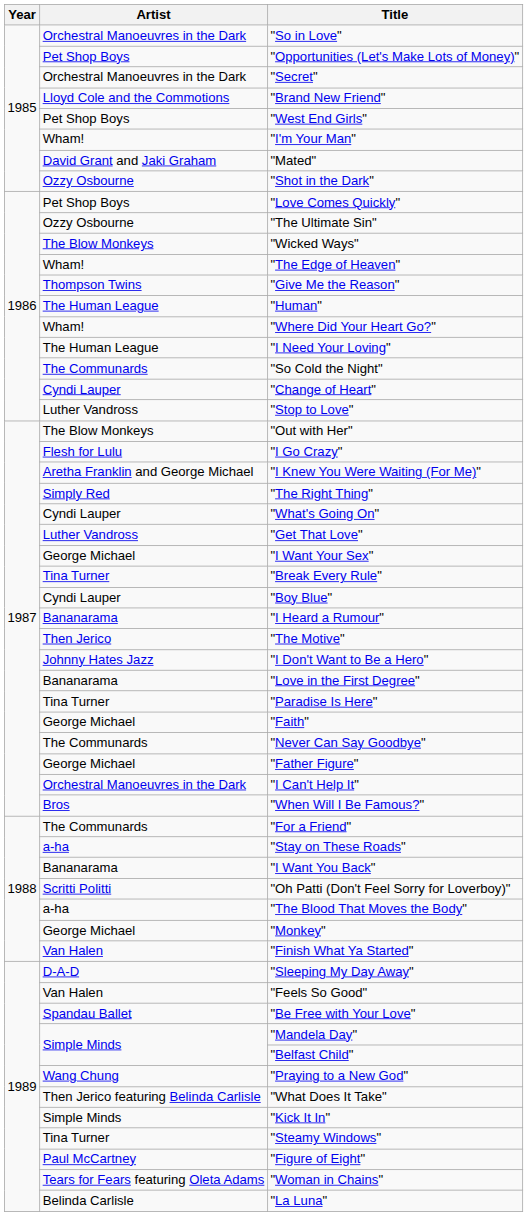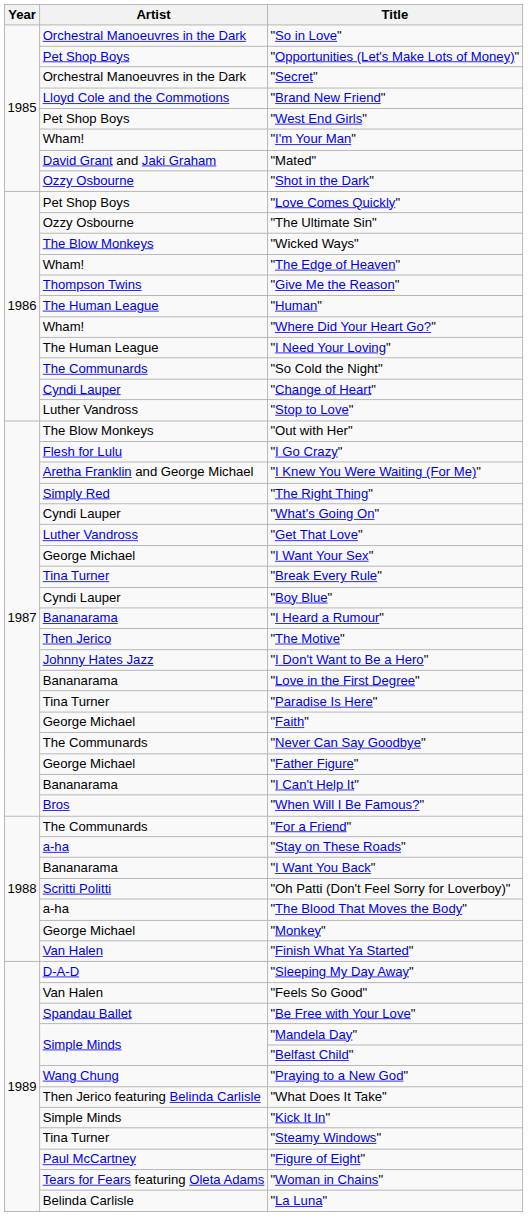(144, 784) Orchestral Manoeuvres in the Dark -> (80, 784) Bananarama
